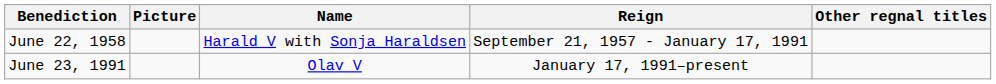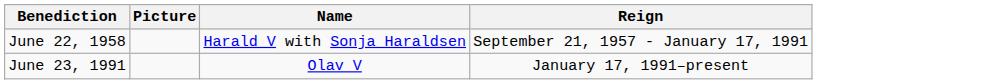- column: (901, 17)
